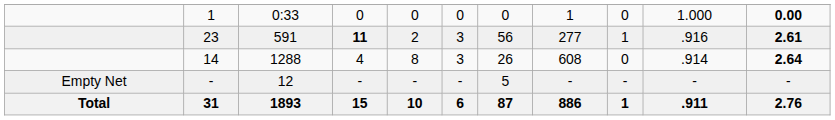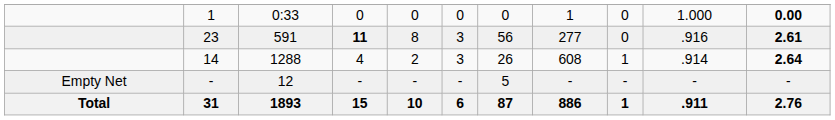(415, 37) 2 -> (415, 37) 8
(625, 37) 1 -> (625, 37) 0
(415, 59) 8 -> (415, 59) 2
(625, 59) 0 -> (625, 59) 1
